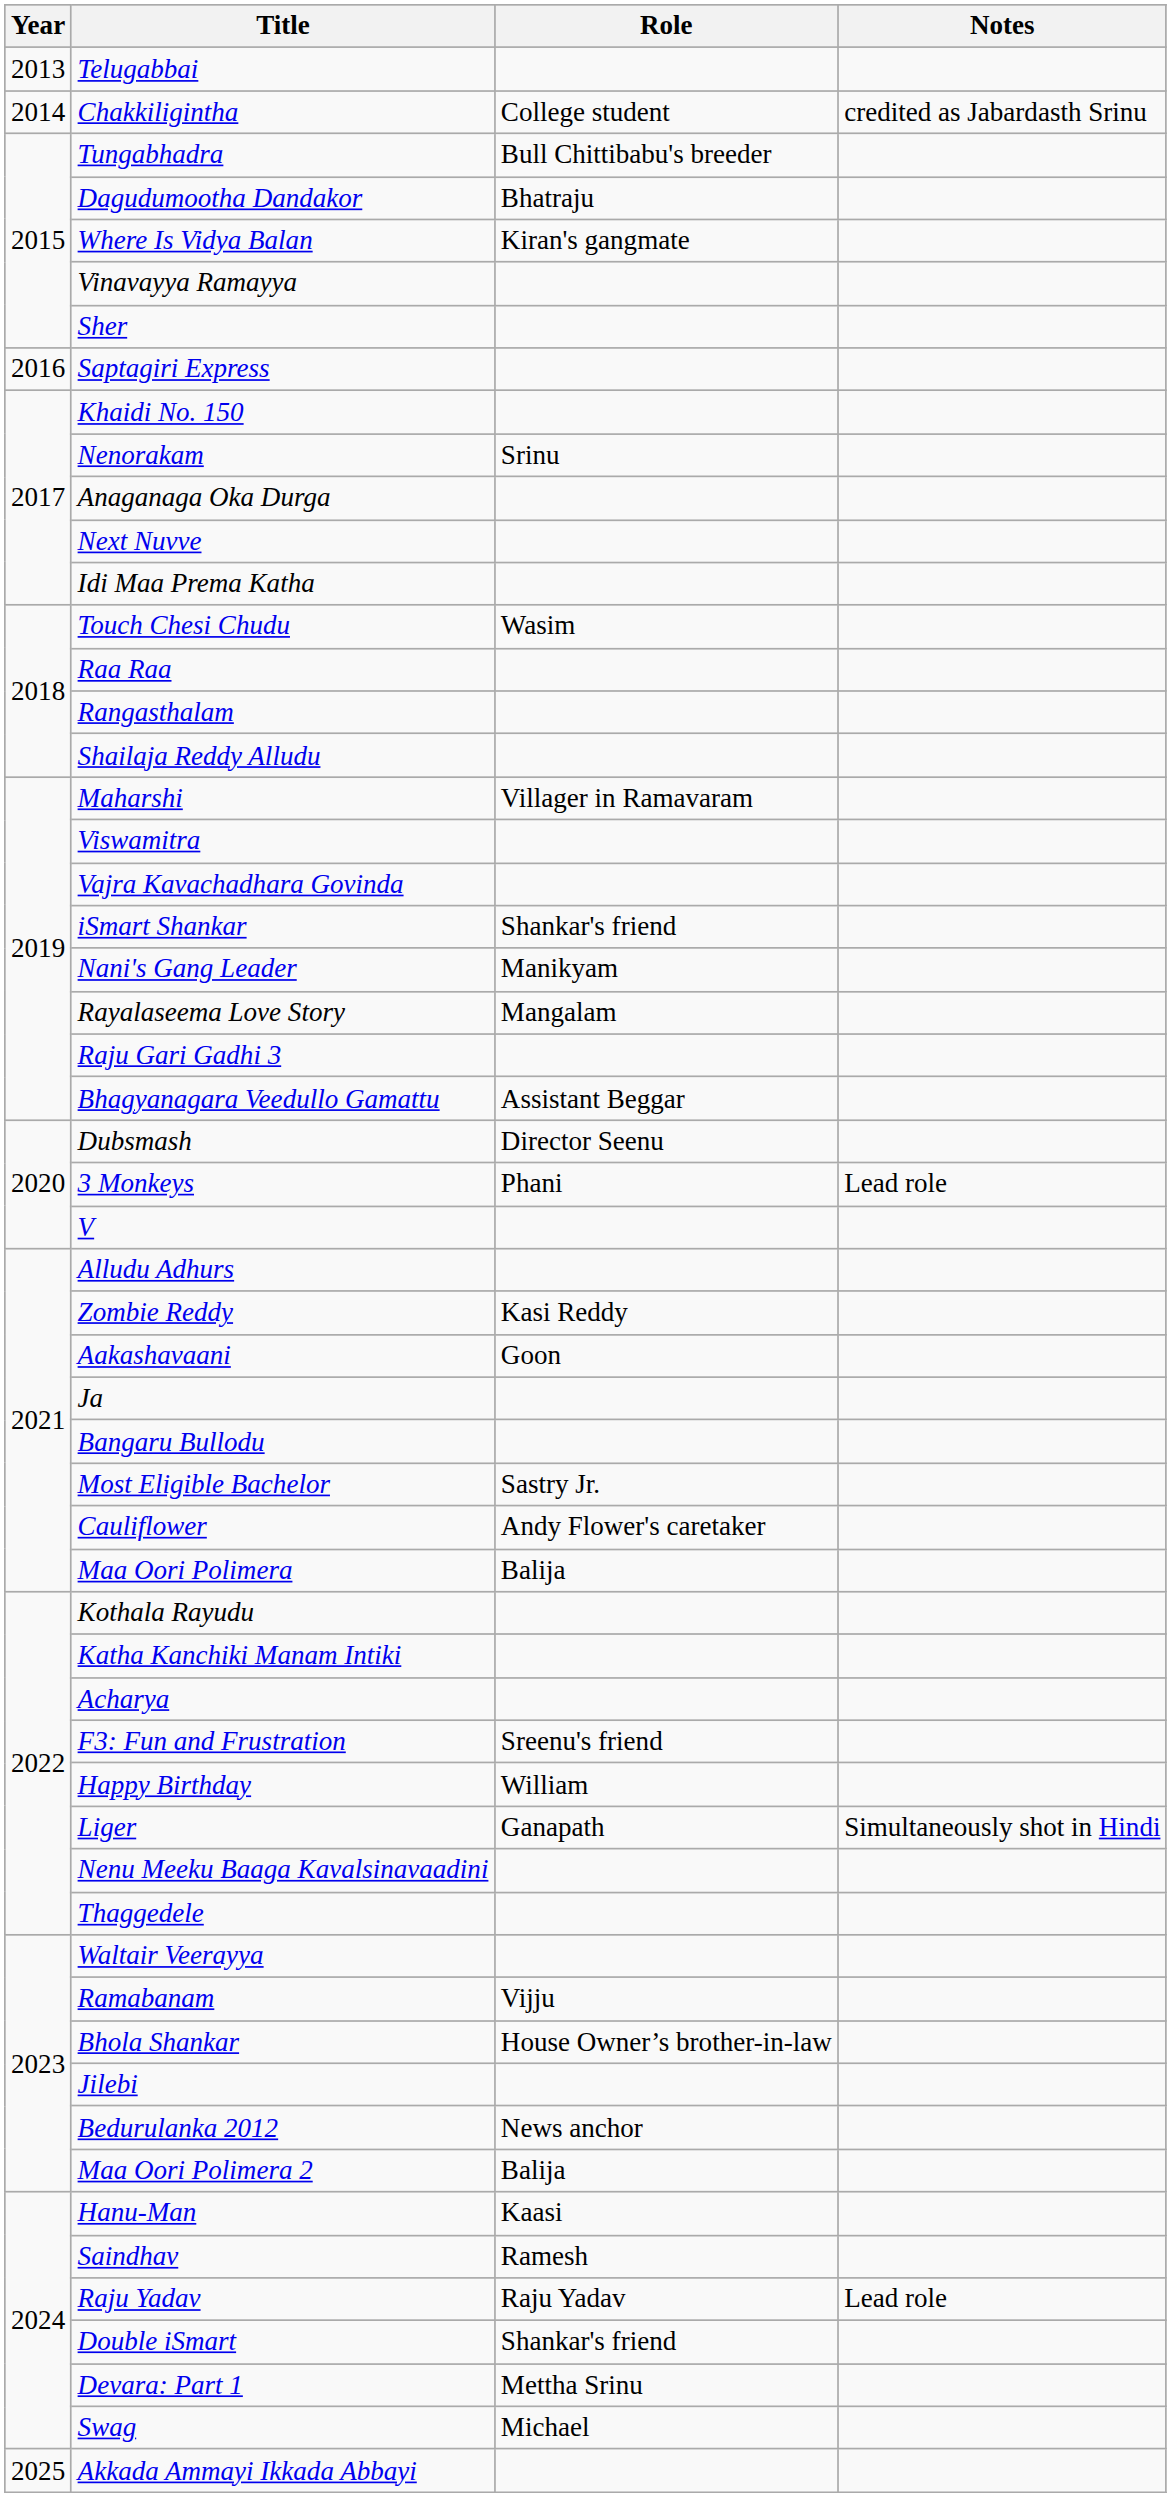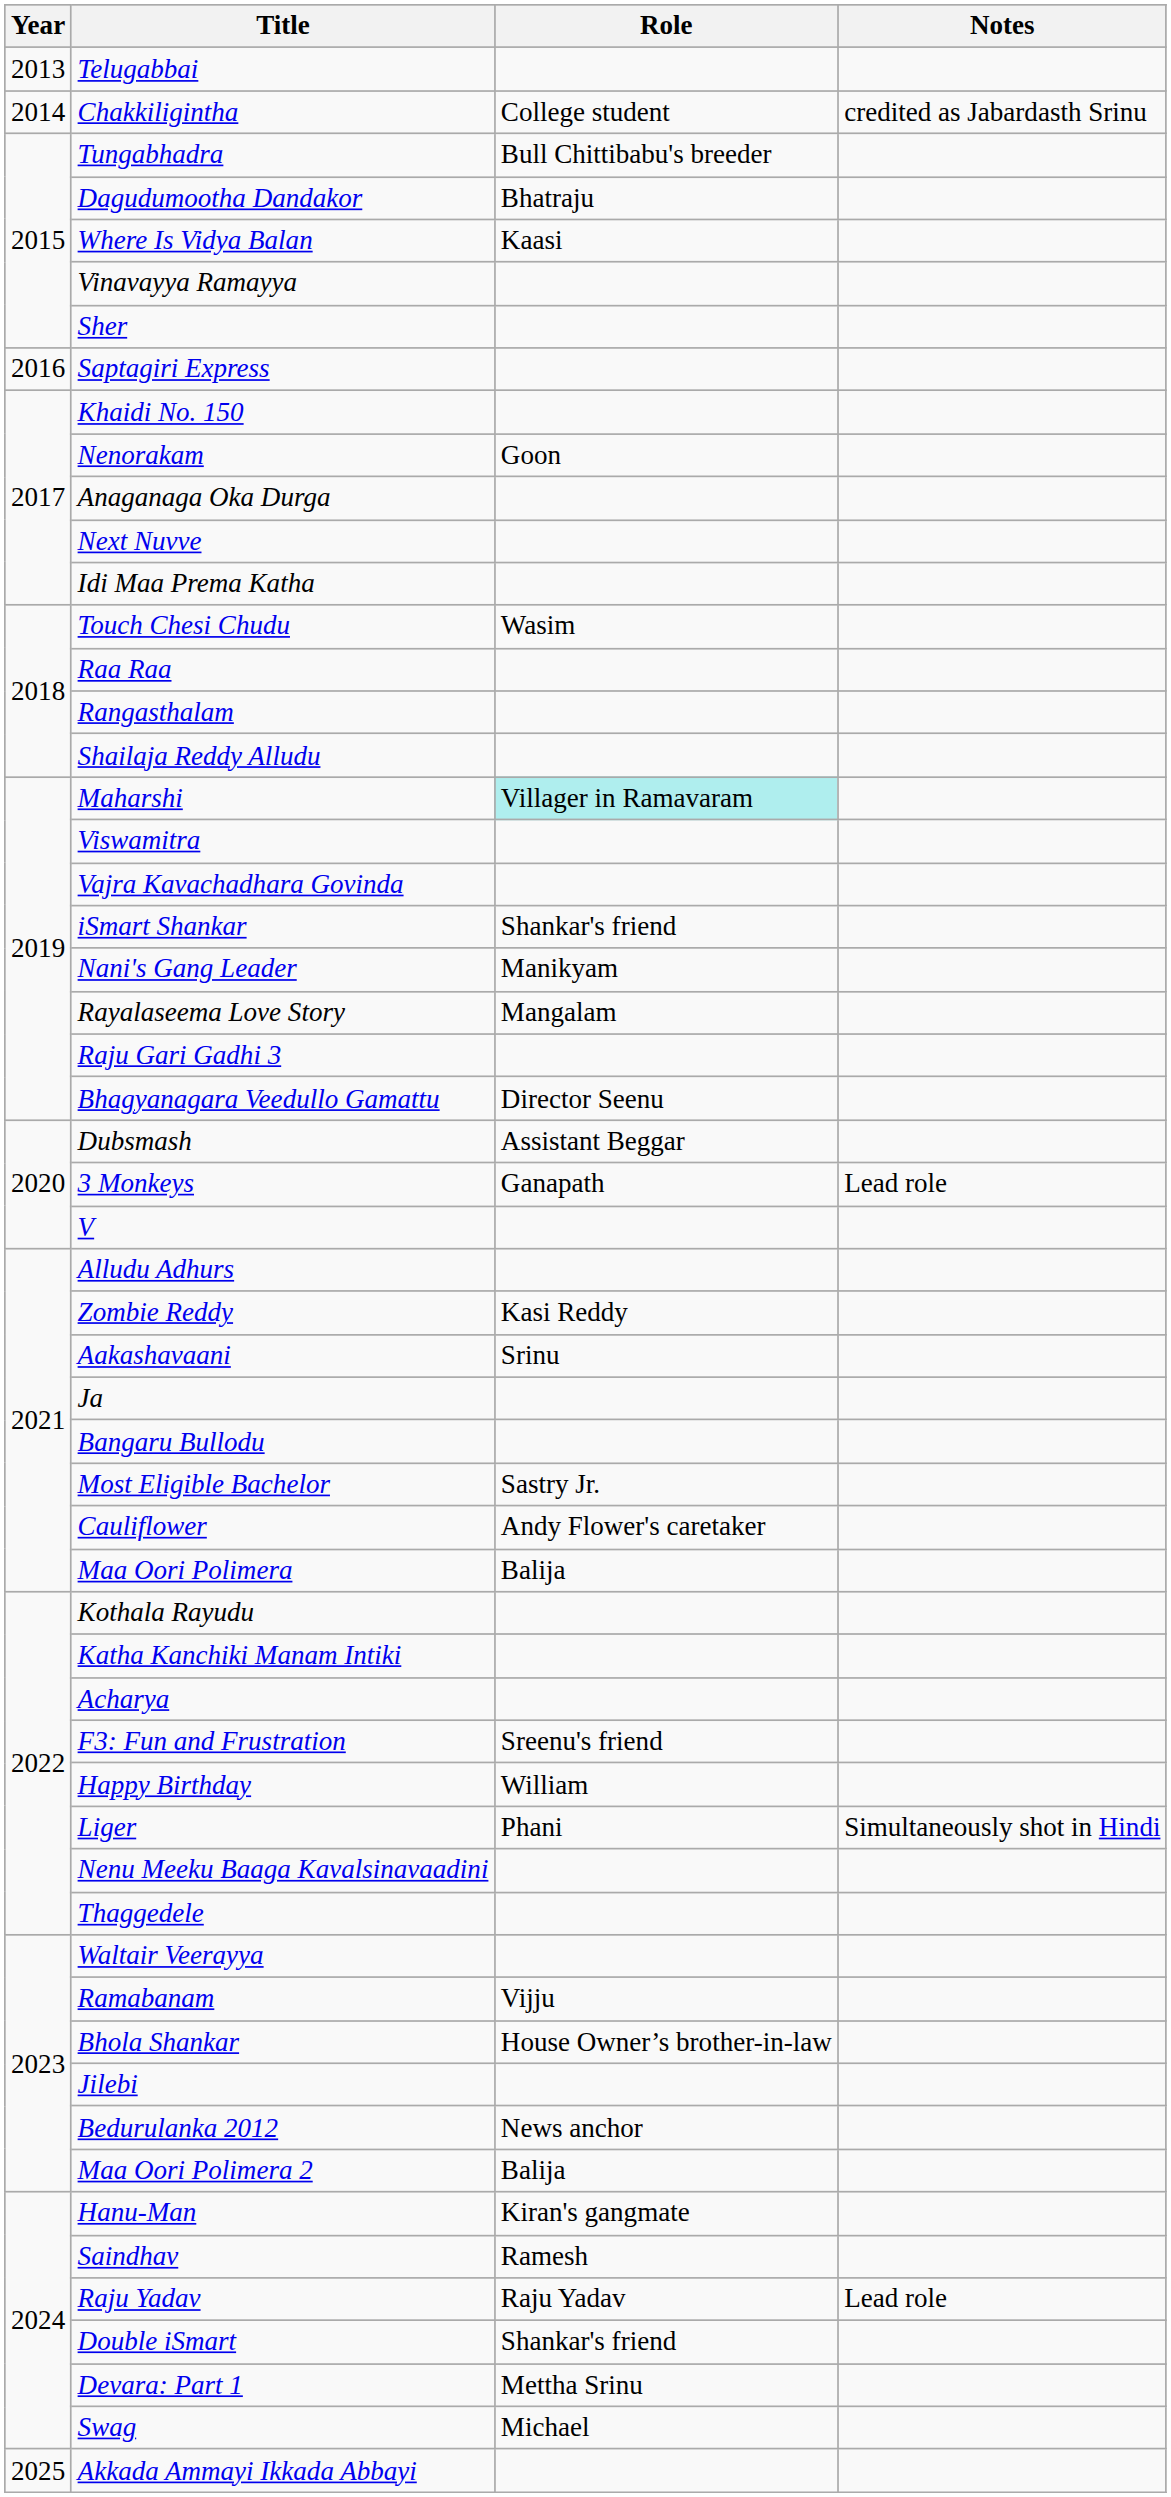(595, 240) Kiran's gangmate -> (532, 240) Kaasi
(530, 454) Srinu -> (531, 454) Goon
(627, 797) no background -> (627, 797) paleturquoise background
(593, 1098) Assistant Beggar -> (582, 1098) Director Seenu
(582, 1140) Director Seenu -> (593, 1140) Assistant Beggar
(532, 1183) Phani -> (553, 1183) Ganapath
(531, 1355) Goon -> (530, 1355) Srinu
(553, 1827) Ganapath -> (532, 1827) Phani
(532, 2213) Kaasi -> (595, 2213) Kiran's gangmate
